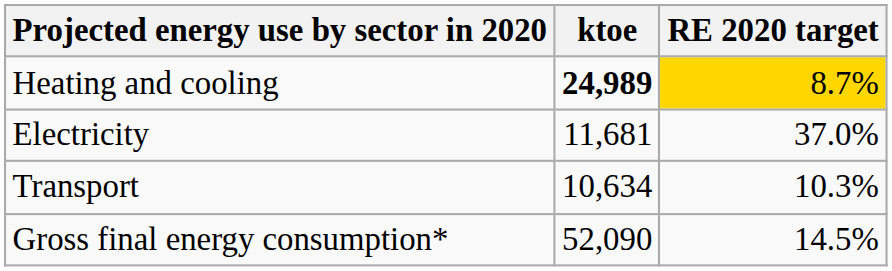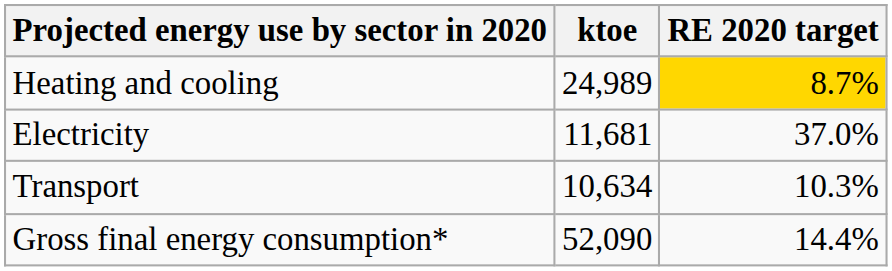(607, 82) bold -> (607, 82) normal
(836, 238) 14.5% -> (836, 238) 14.4%
